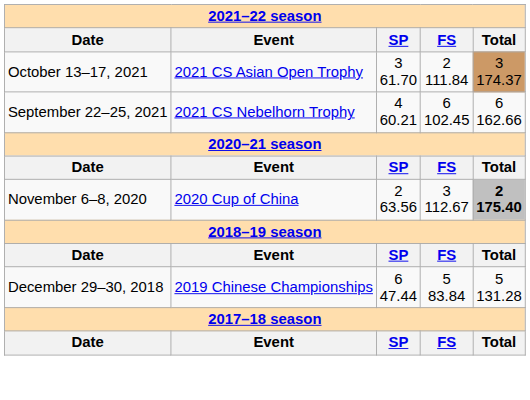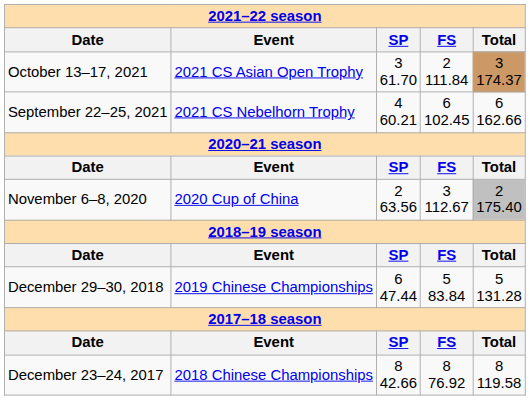(499, 199) bold -> (499, 199) normal
+ row: (86, 374)
